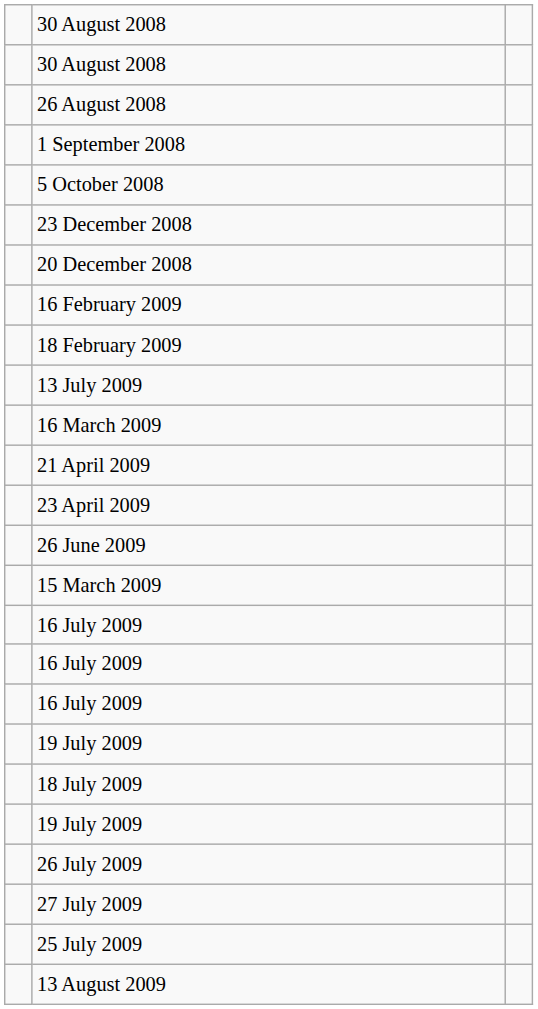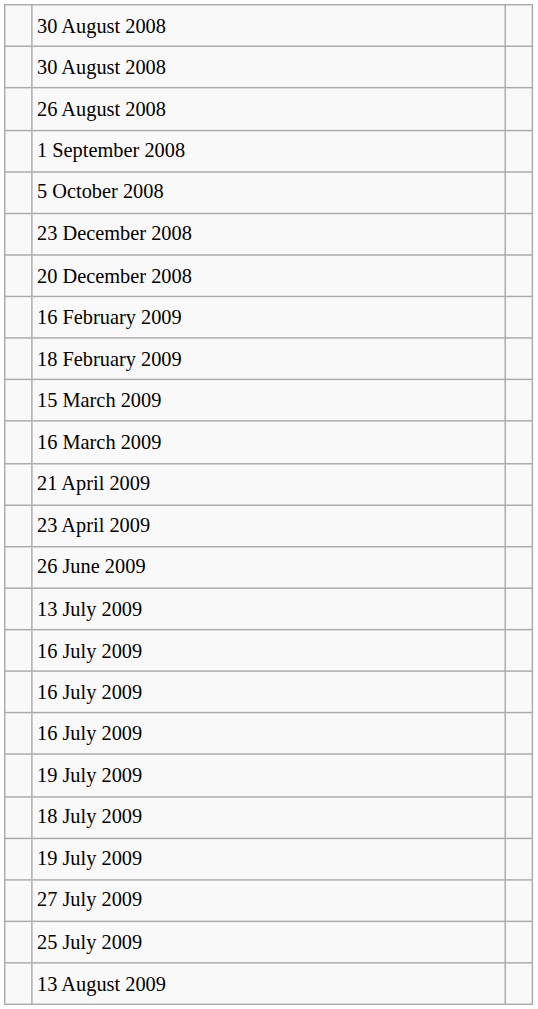rows swapped: (18, 585) <-> (18, 385)
- row: (18, 864)
